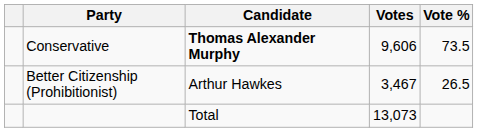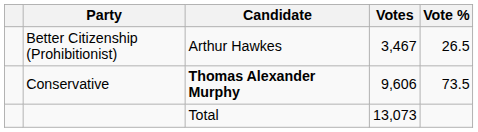rows swapped: (68, 46) <-> (82, 84)
